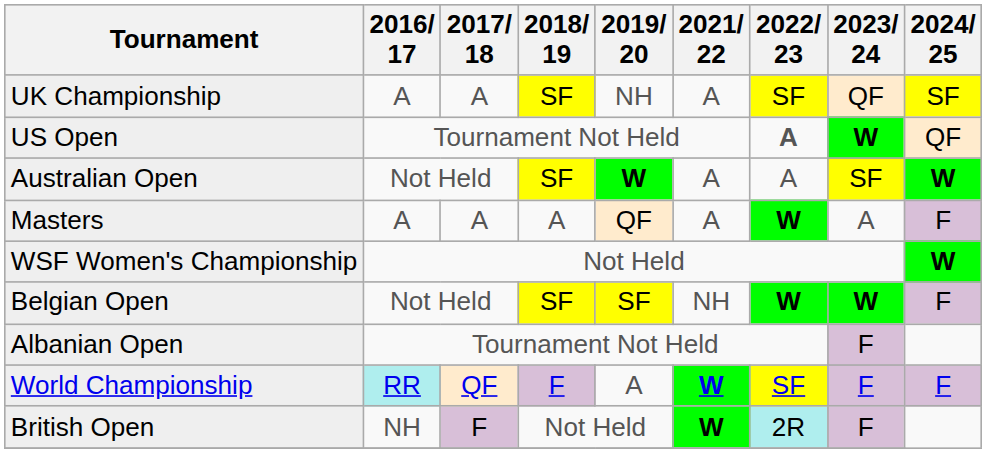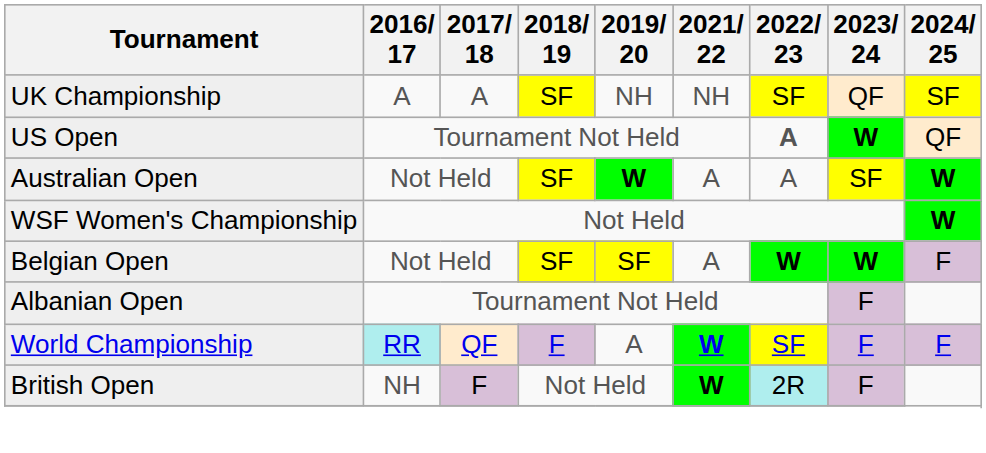(711, 95) A -> (711, 95) NH
- row: (57, 219)
(711, 302) NH -> (711, 261) A
